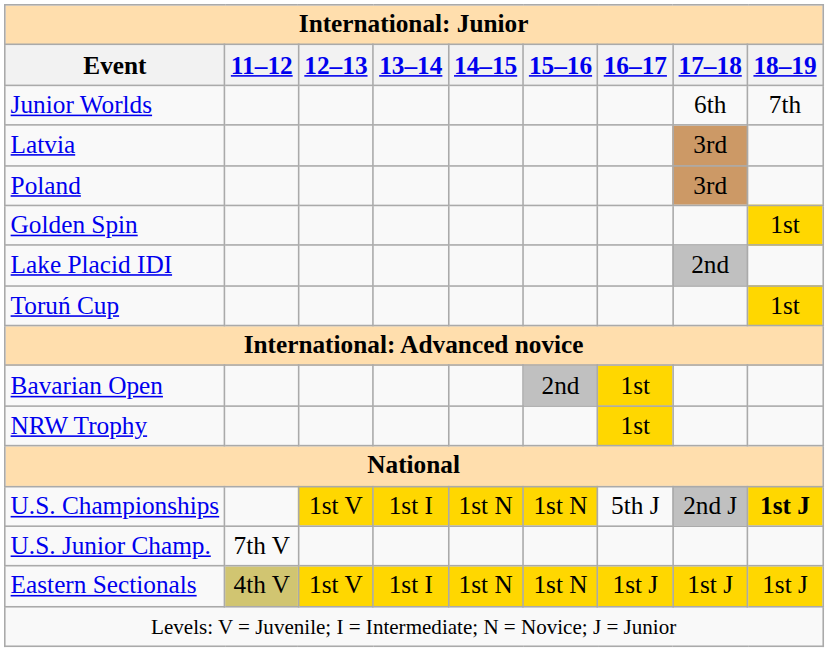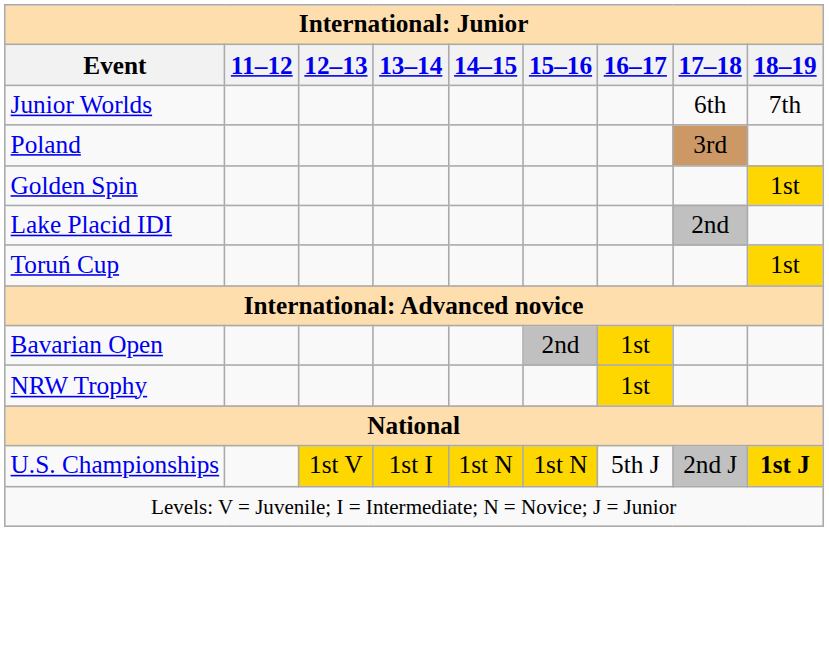- row: (43, 144)
- row: (111, 545)
- row: (104, 585)
